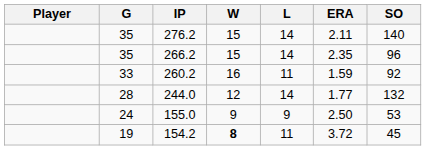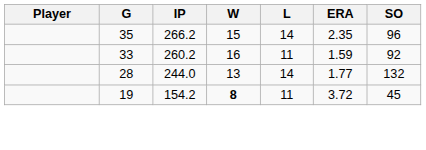- row: (180, 34)
(233, 94) 12 -> (233, 74) 13
- row: (180, 114)
